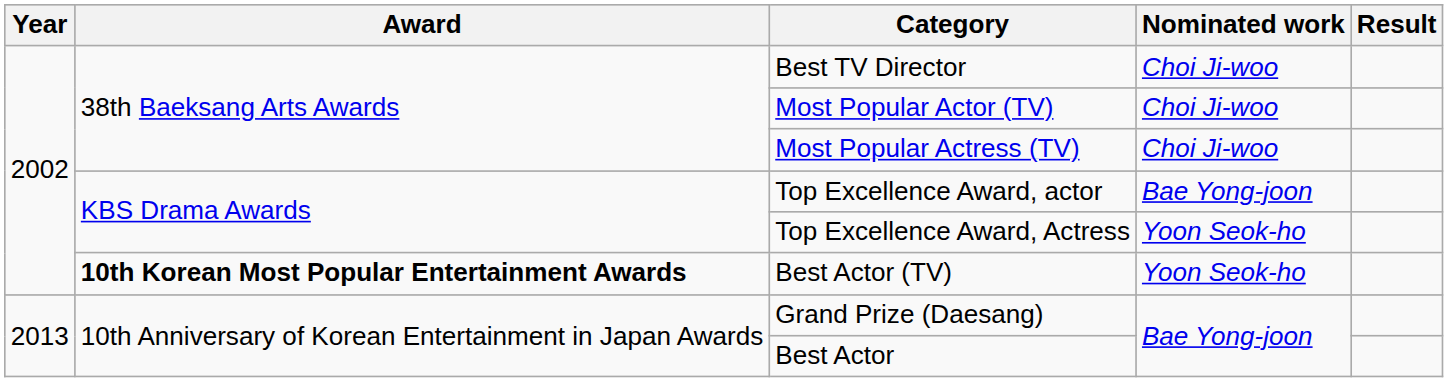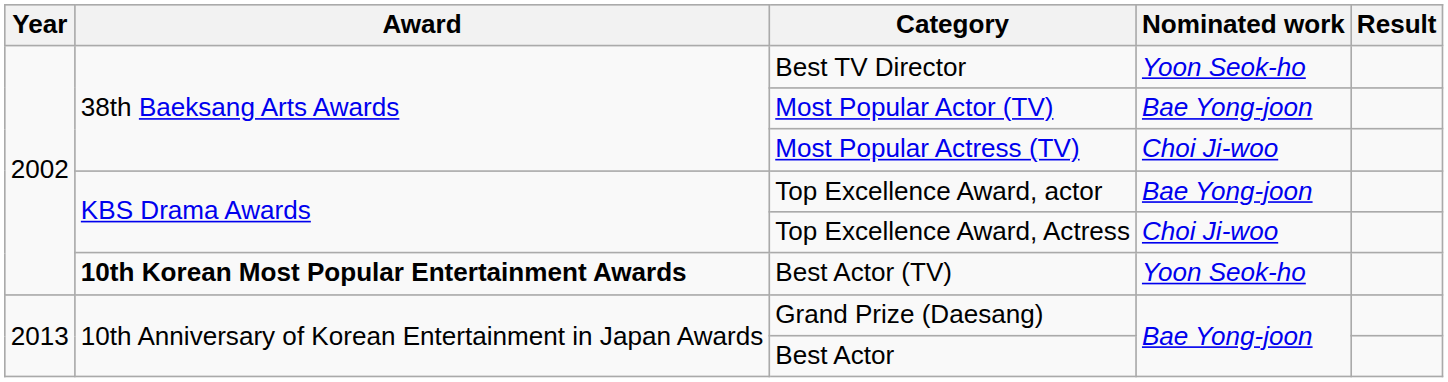(1210, 66) Choi Ji-woo -> (1224, 66) Yoon Seok-ho
(1210, 107) Choi Ji-woo -> (1227, 107) Bae Yong-joon
(1224, 231) Yoon Seok-ho -> (1210, 231) Choi Ji-woo
